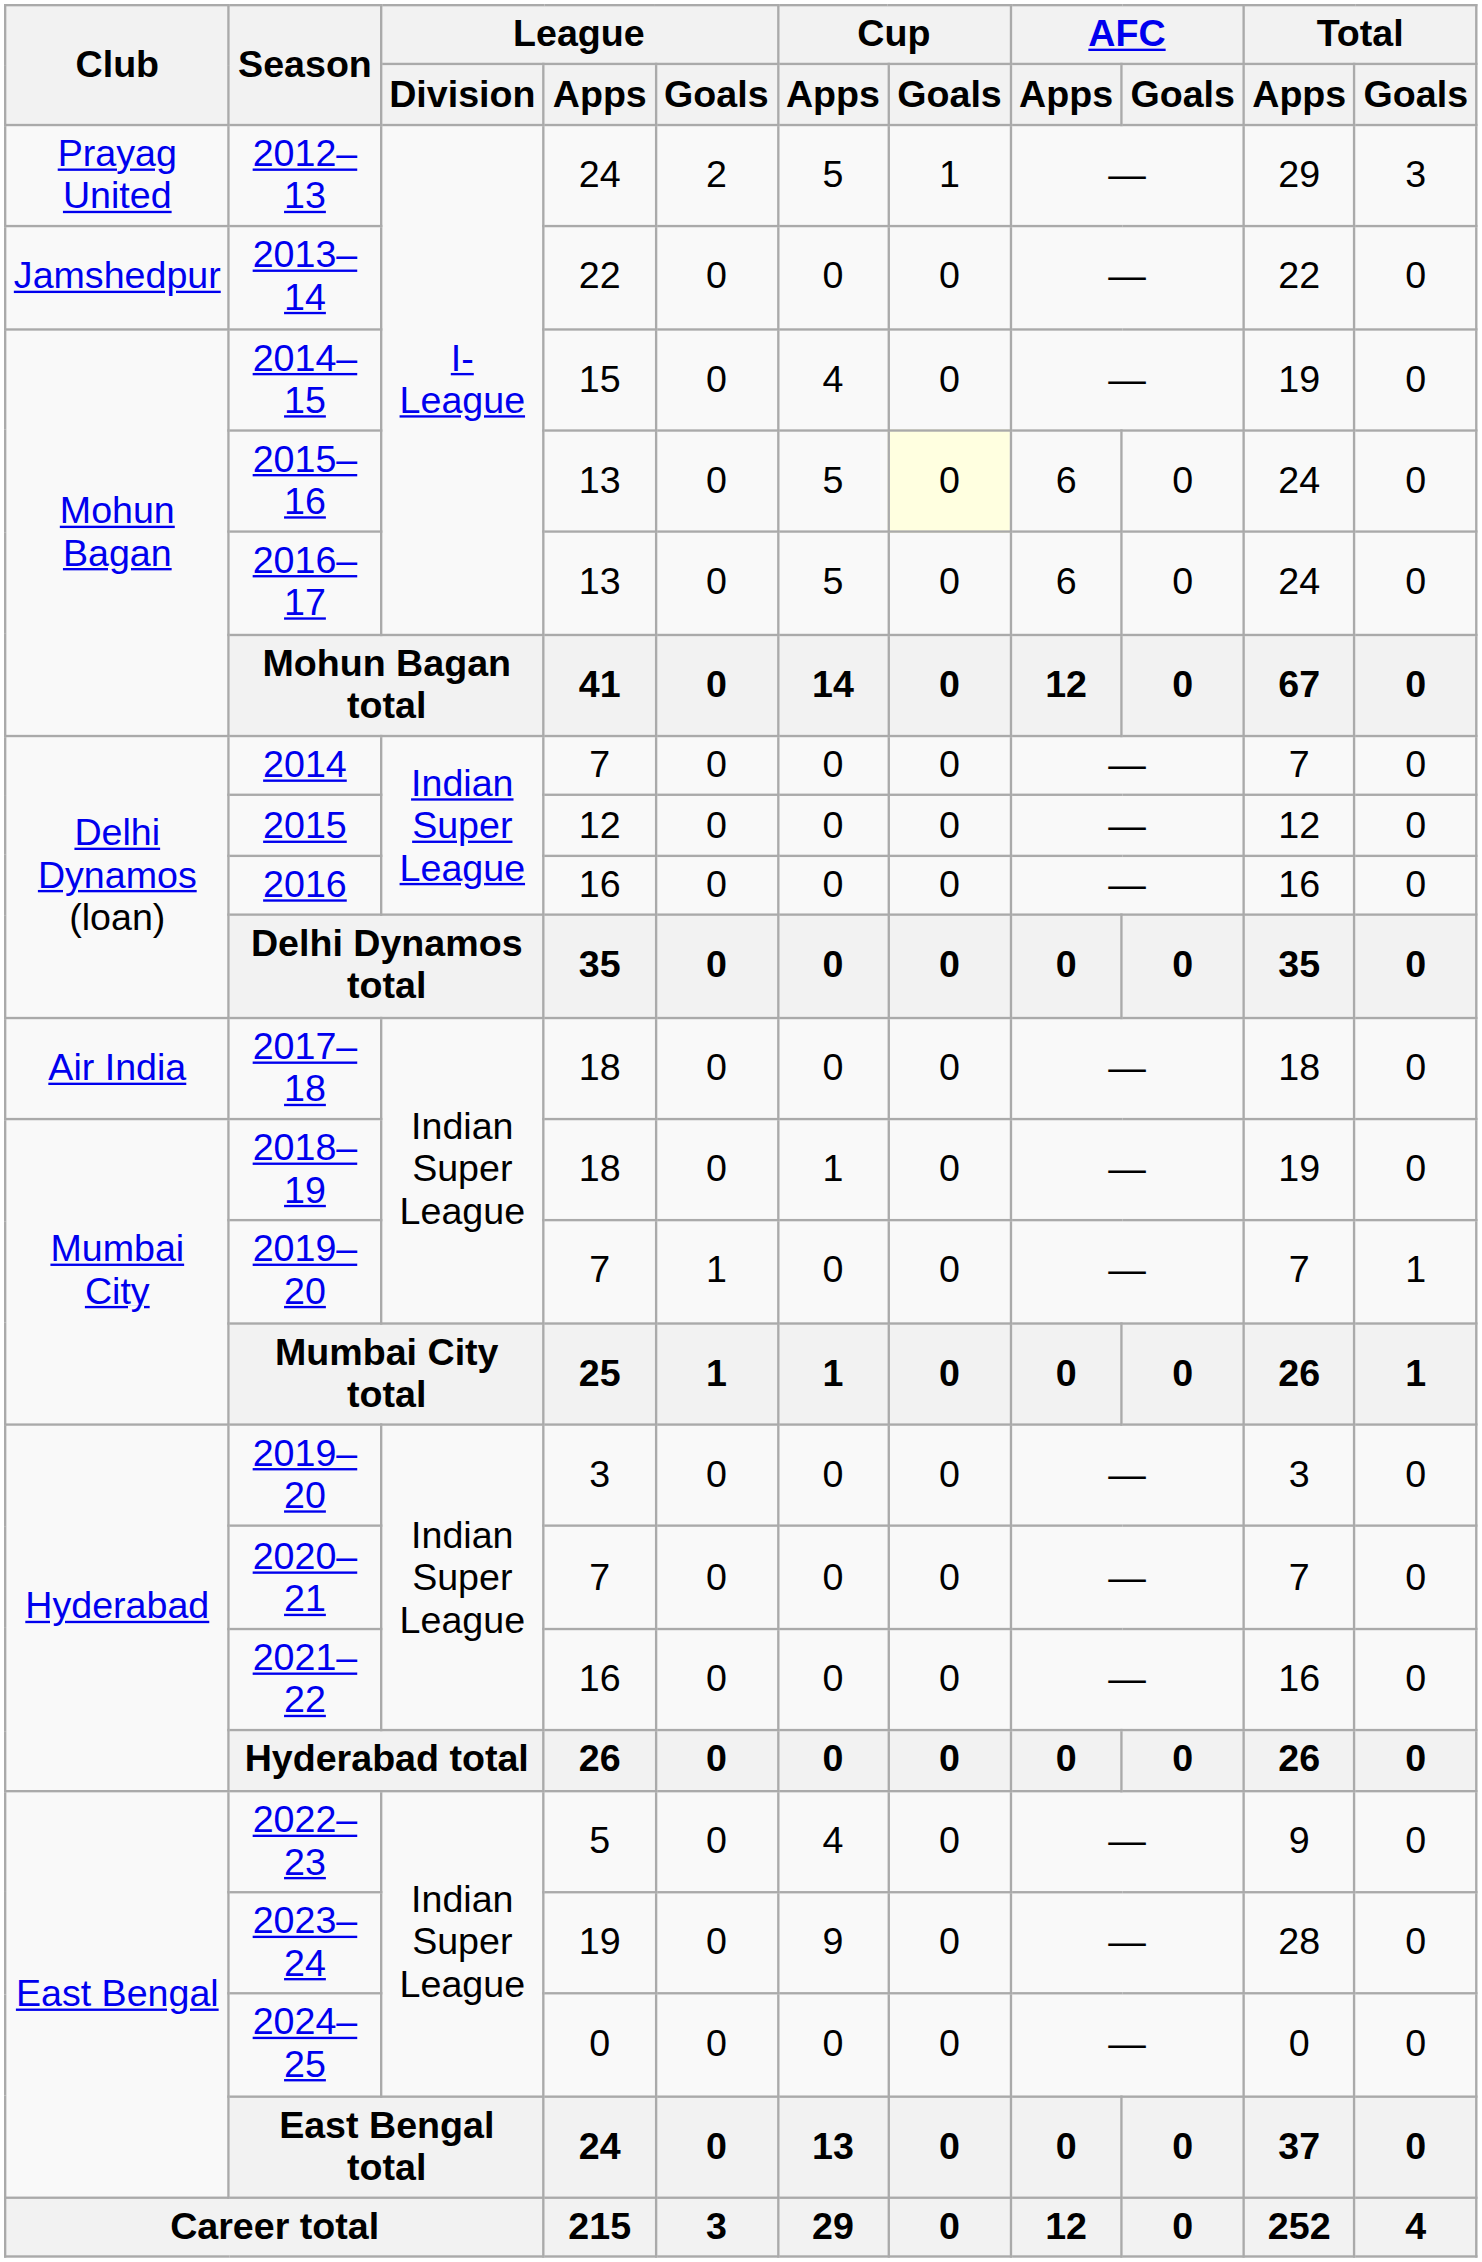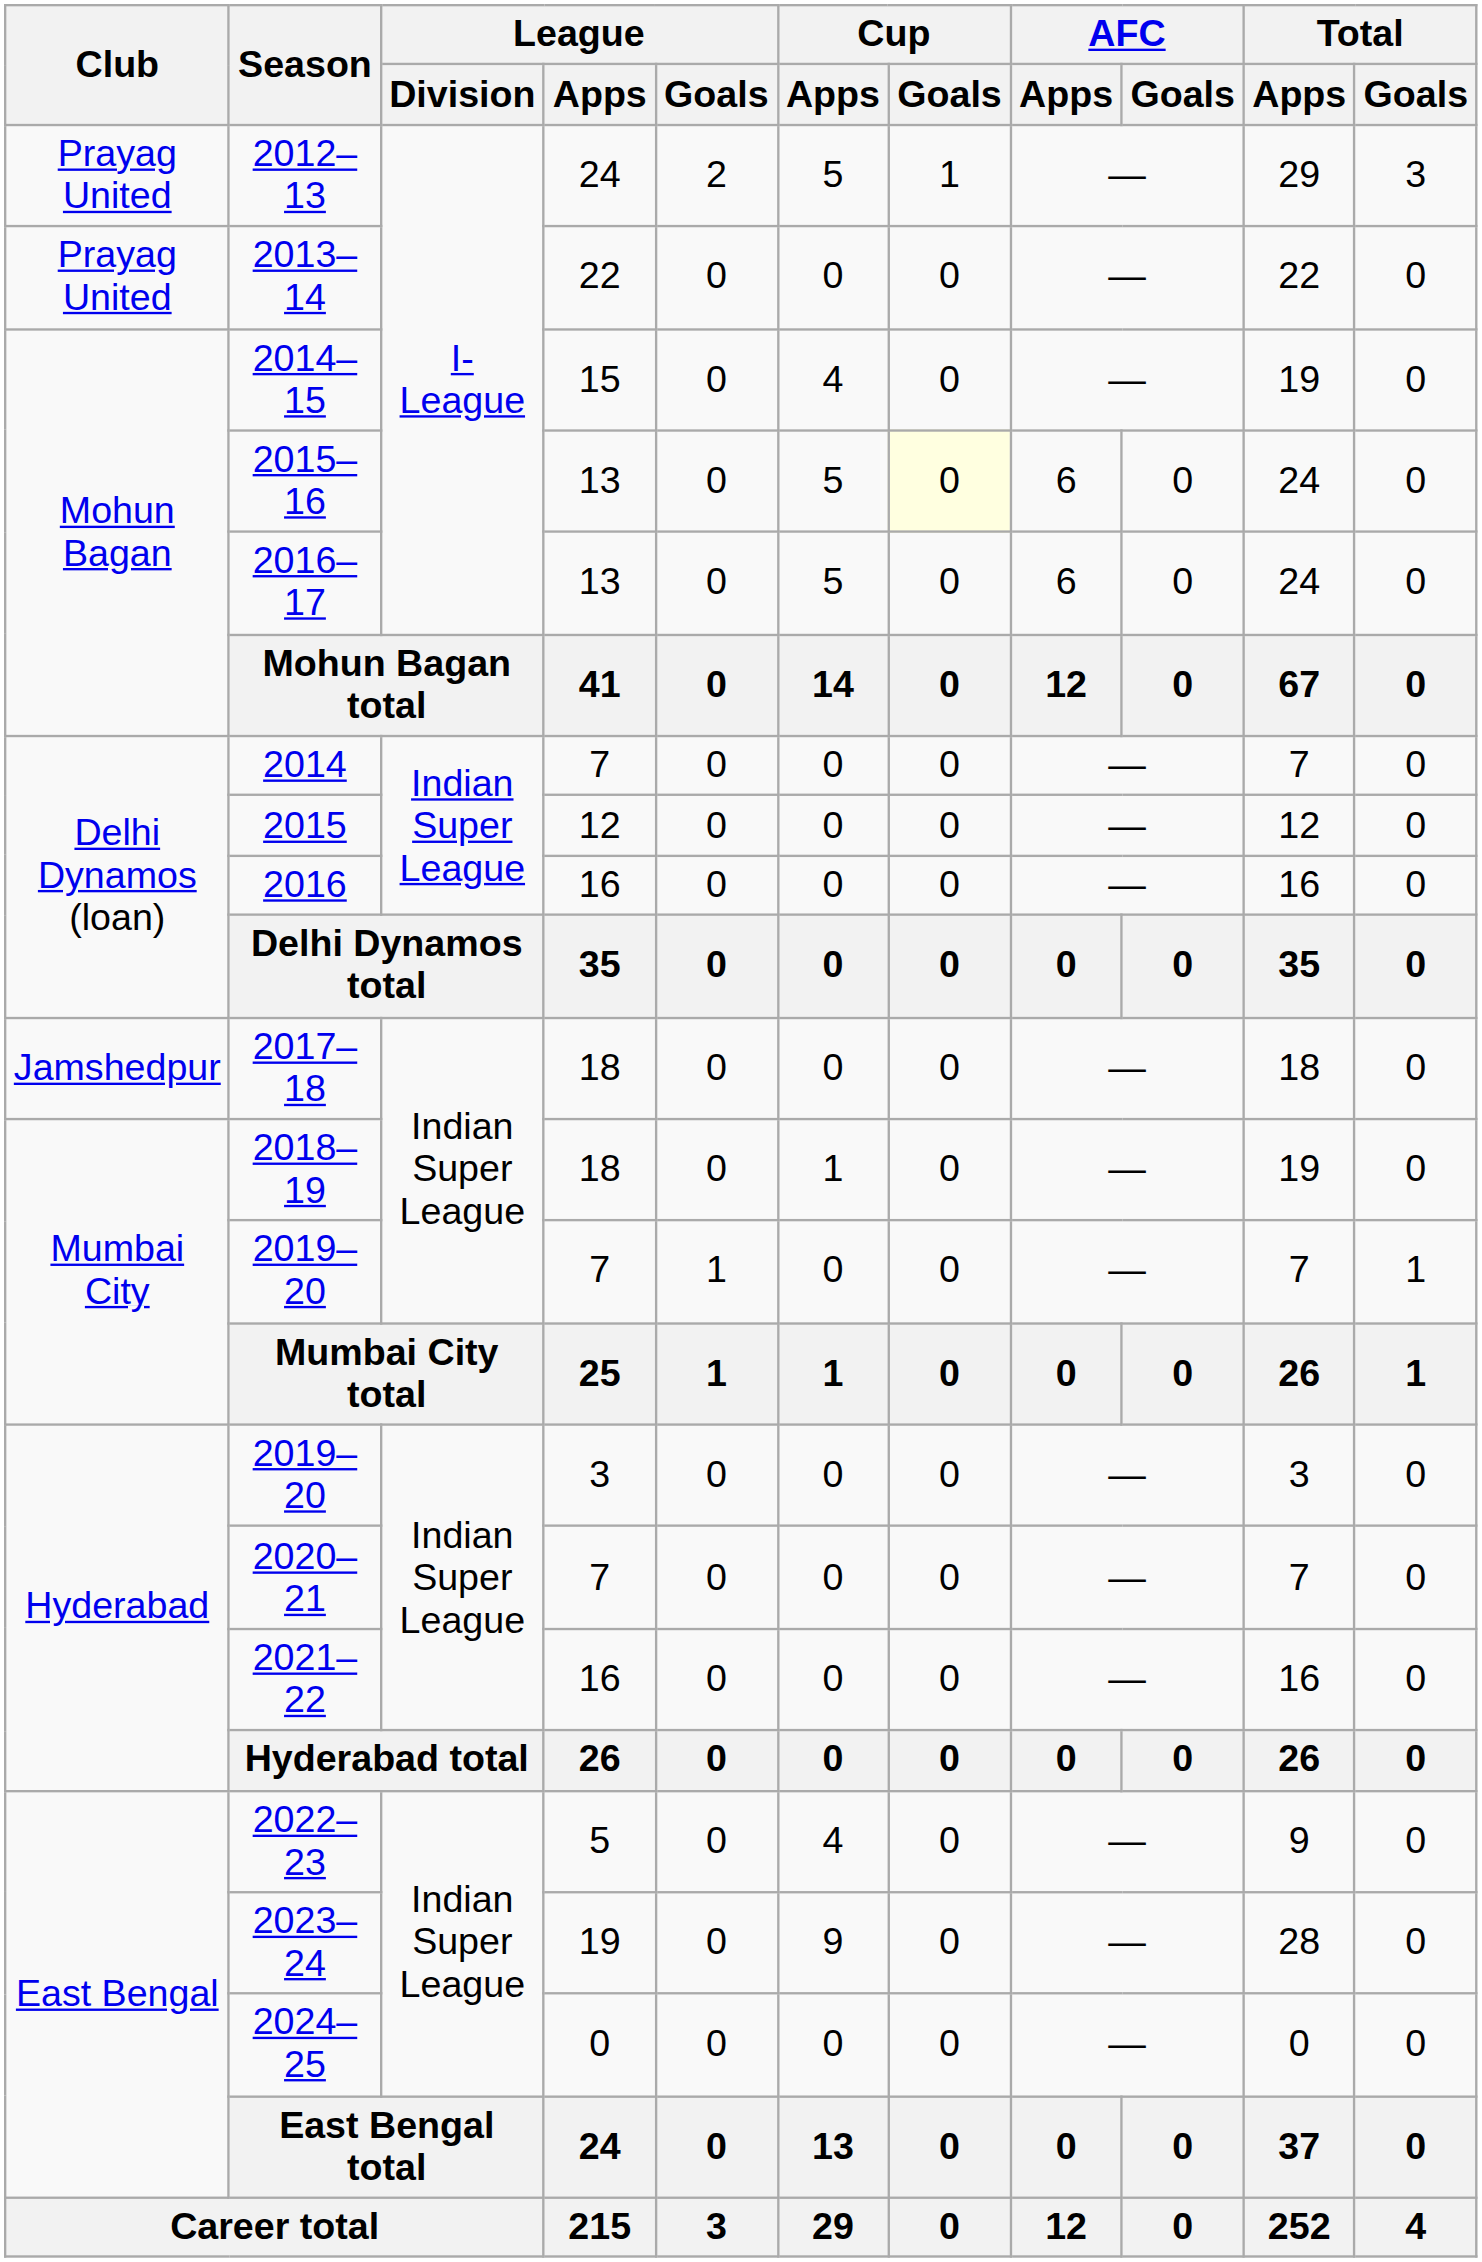(117, 276) Jamshedpur -> (117, 276) Prayag United
(117, 1067) Air India -> (117, 1067) Jamshedpur
